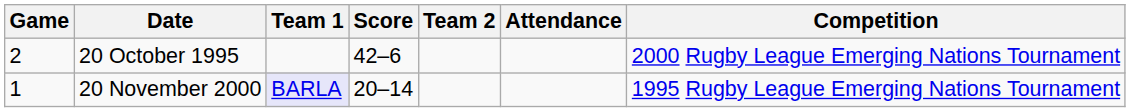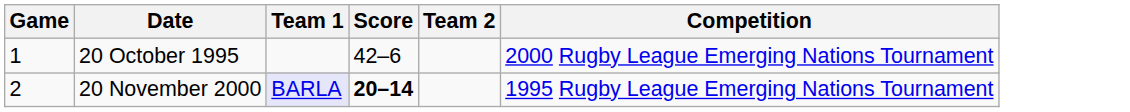- column: (564, 21)
(16, 55) 2 -> (16, 55) 1
(16, 89) 1 -> (16, 89) 2
(383, 89) normal -> (383, 89) bold
